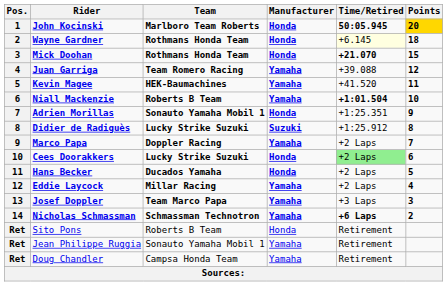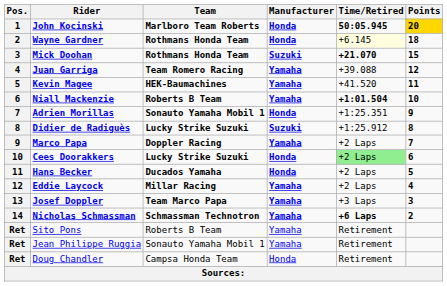(283, 56) Honda -> (285, 56) Suzuki
(283, 230) Honda -> (285, 230) Yamaha
(285, 259) Yamaha -> (283, 259) Honda
